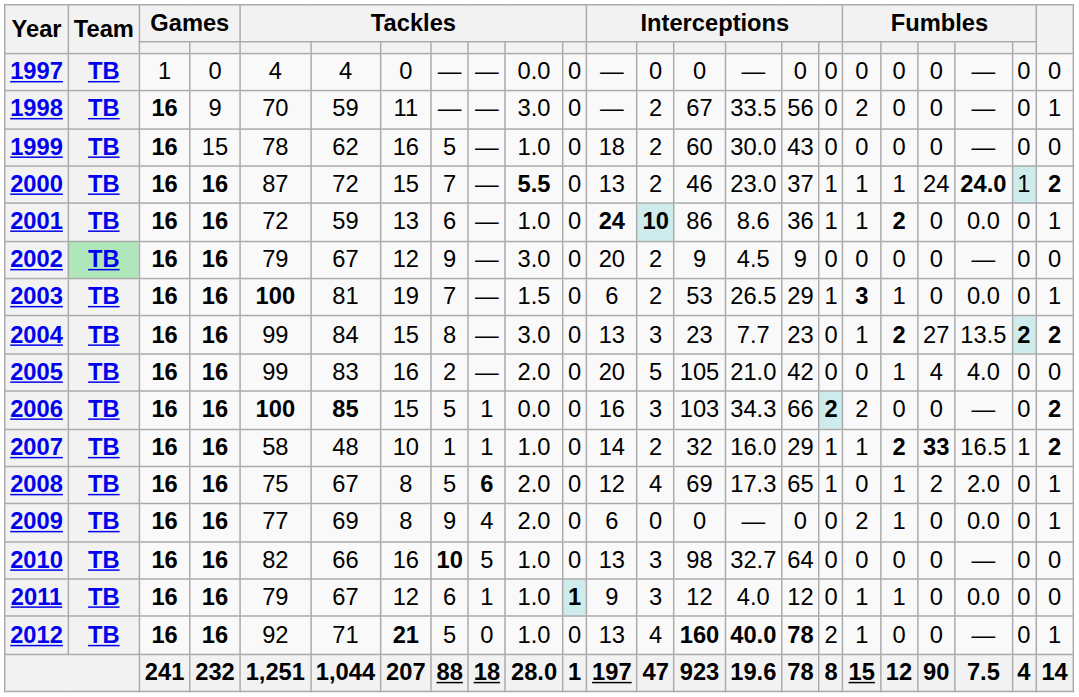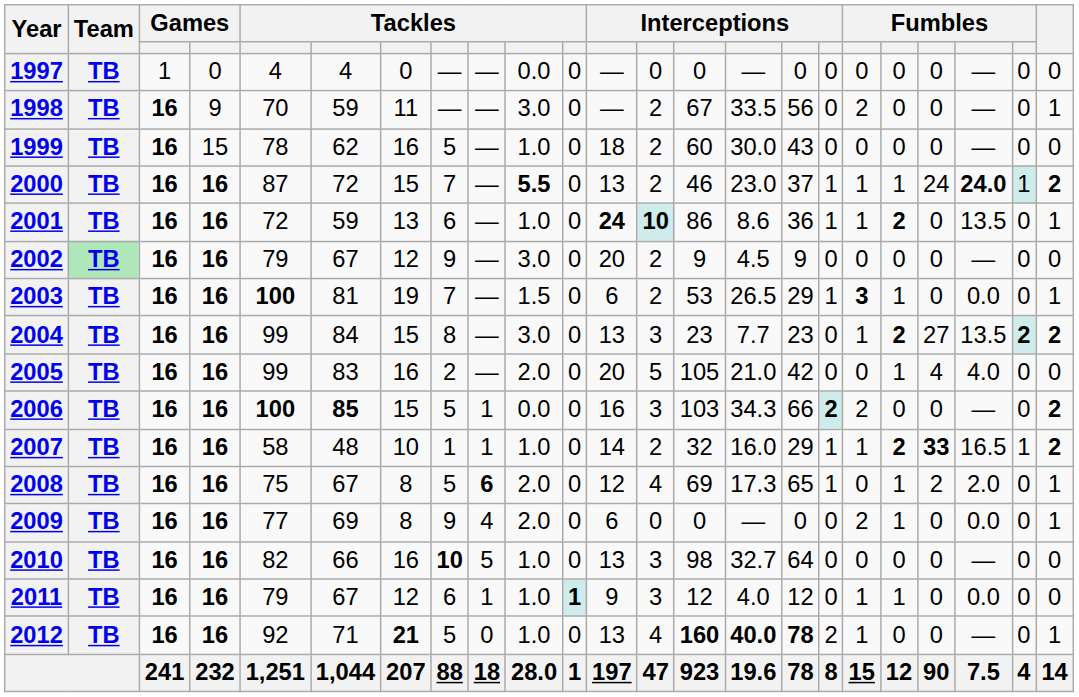(983, 221) 0.0 -> (983, 221) 13.5
